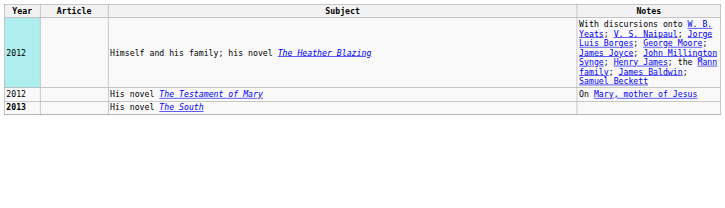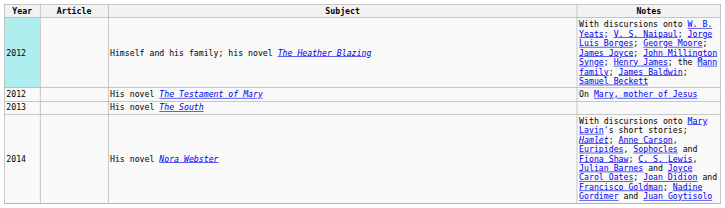(16, 108) bold -> (16, 108) normal
+ row: (164, 159)
